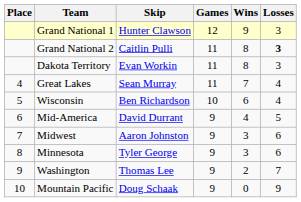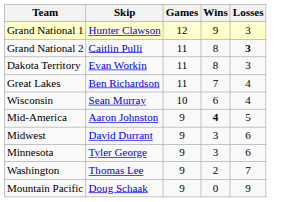- column: (19, 13)
(148, 83) Sean Murray -> (124, 83) Ben Richardson
(154, 100) Ben Richardson -> (117, 100) Sean Murray
(151, 118) David Durrant -> (123, 118) Aaron Johnston
(246, 118) normal -> (216, 118) bold
(154, 135) Aaron Johnston -> (121, 135) David Durrant
